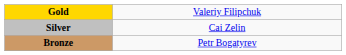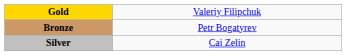rows swapped: (58, 27) <-> (58, 43)
